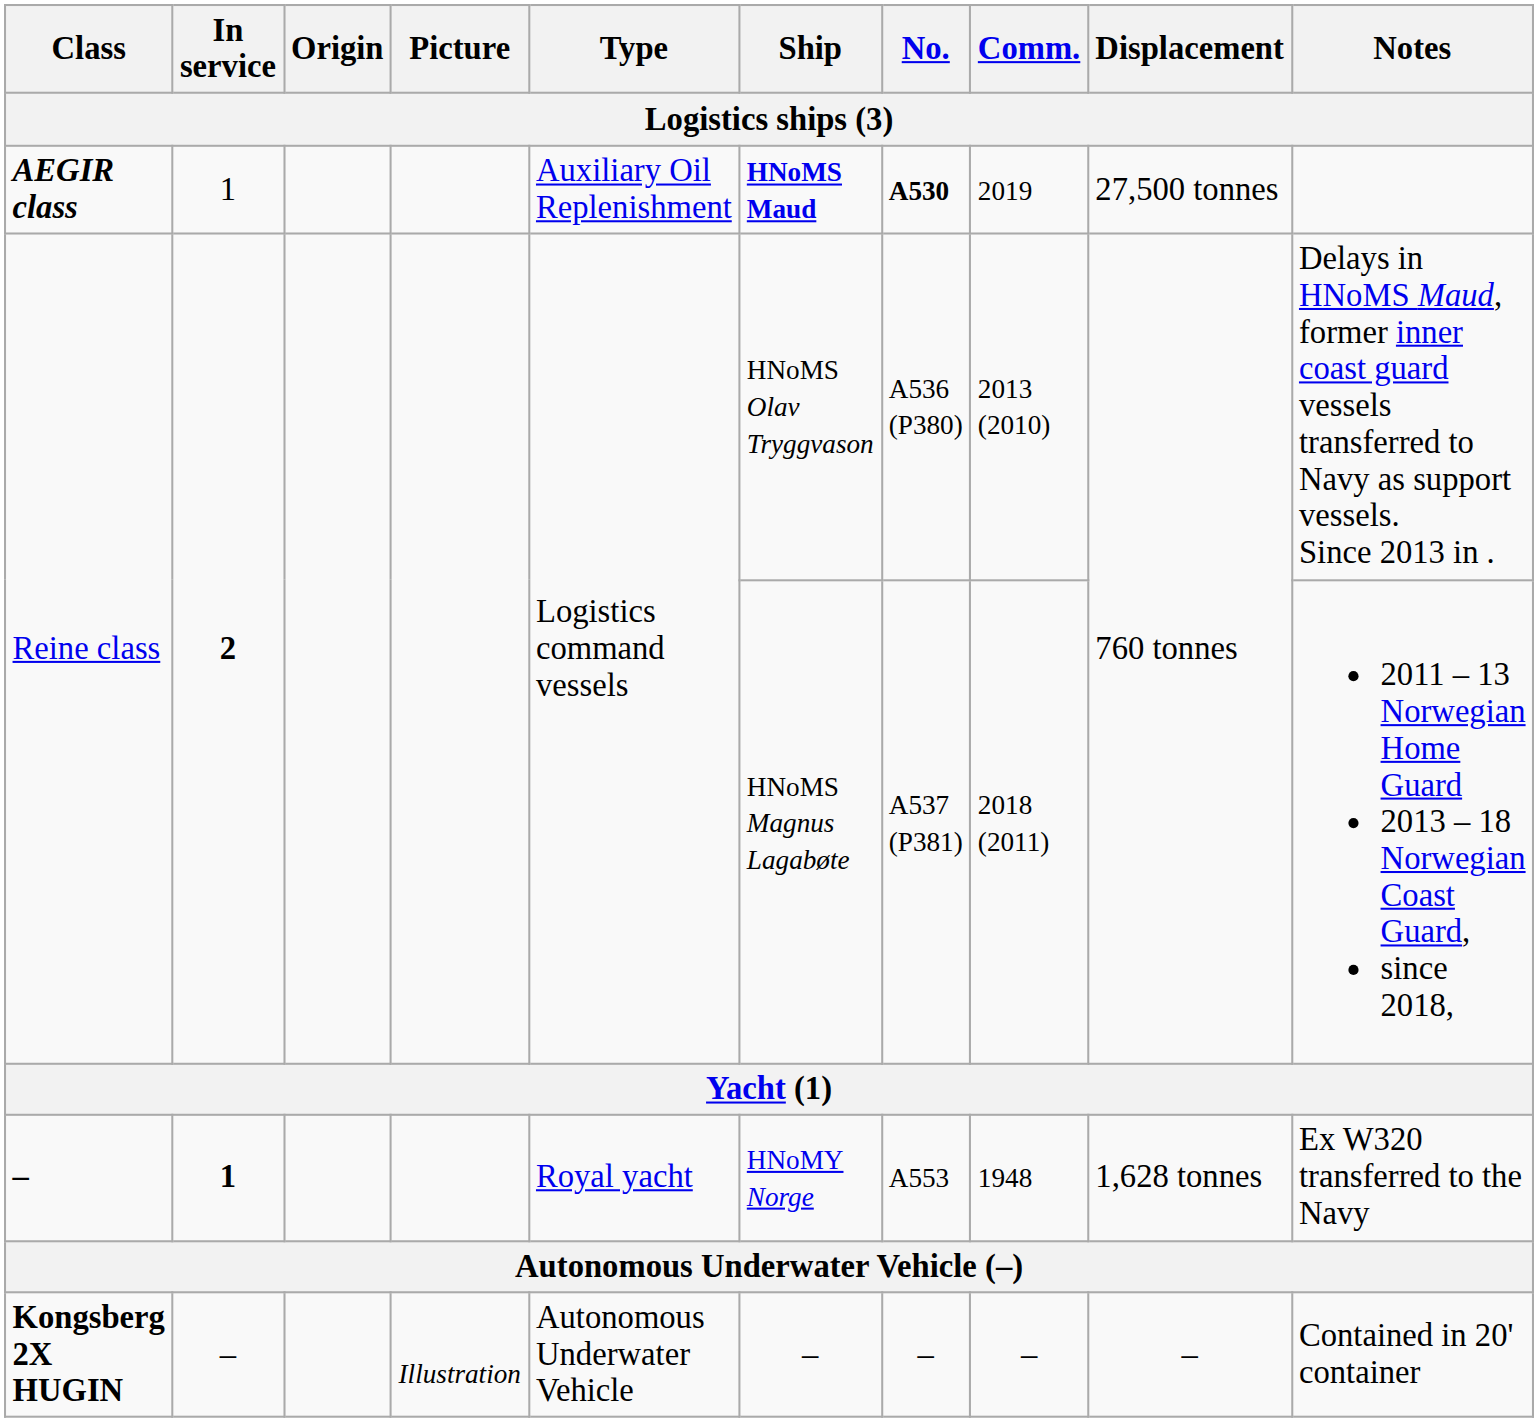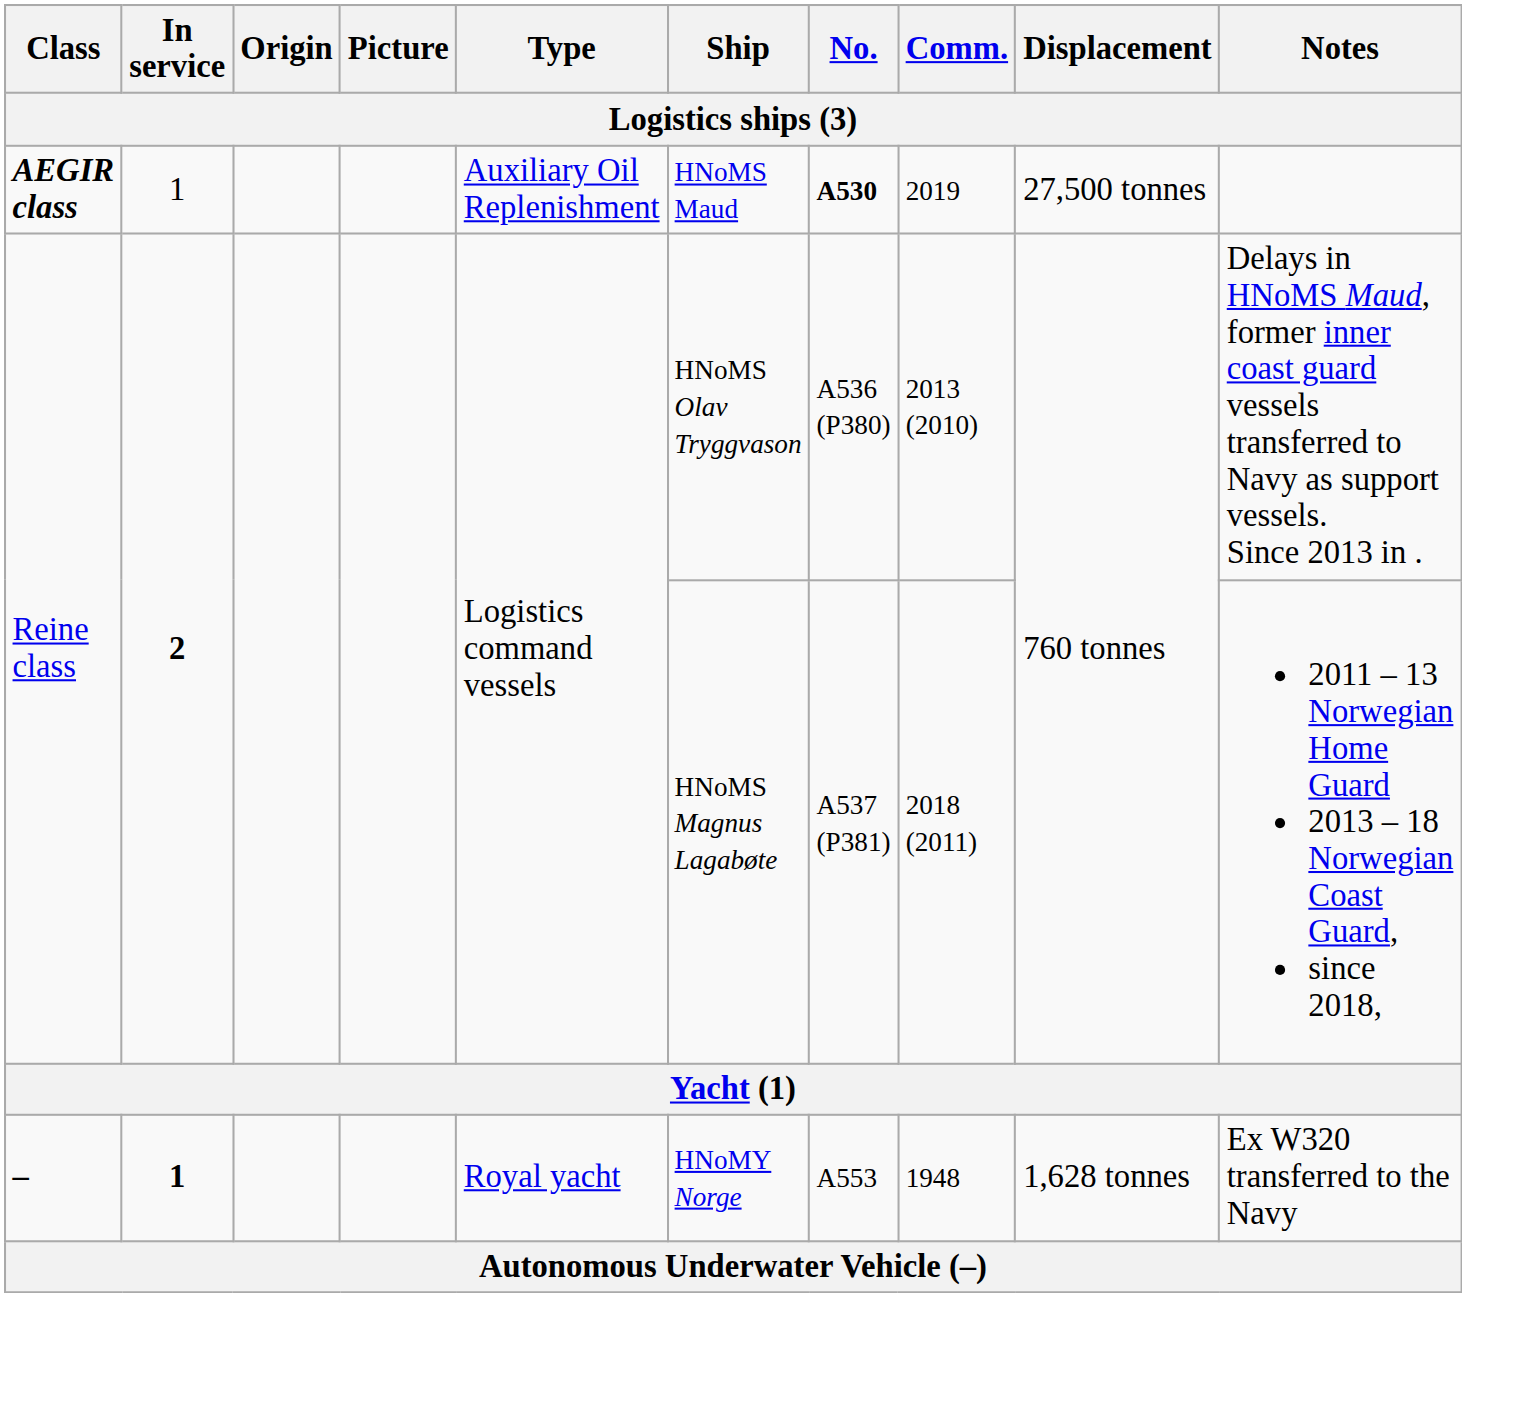(794, 188) bold -> (721, 188) normal
- row: (89, 1354)
